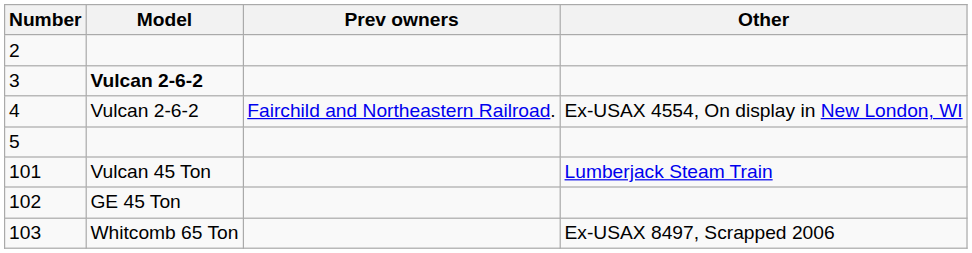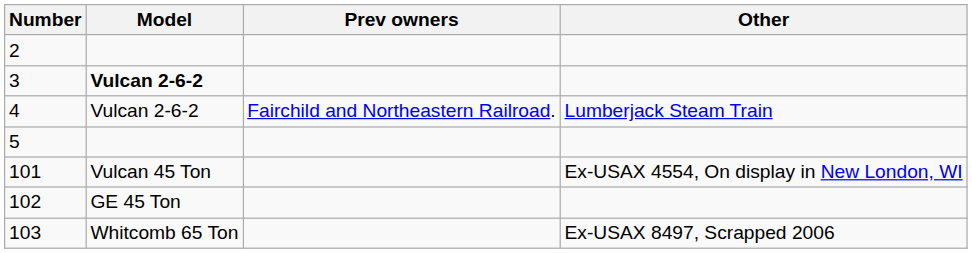(764, 111) Ex-USAX 4554, On display in New London, WI -> (669, 111) Lumberjack Steam Train
(669, 171) Lumberjack Steam Train -> (764, 171) Ex-USAX 4554, On display in New London, WI
